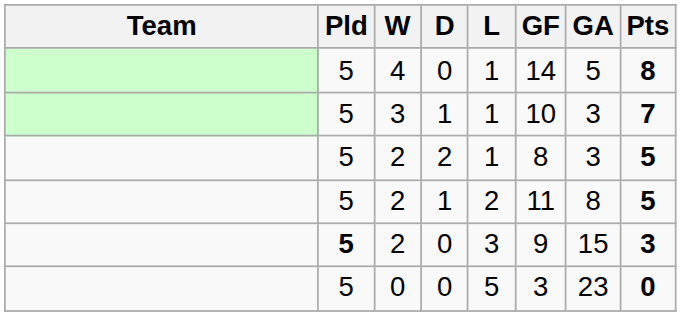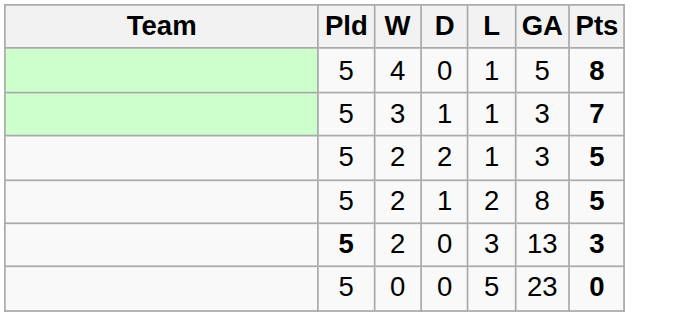- column: (541, 26)
(593, 244) 15 -> (542, 244) 13
